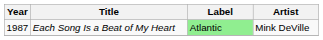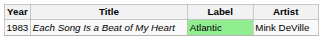(17, 27) 1987 -> (17, 27) 1983
